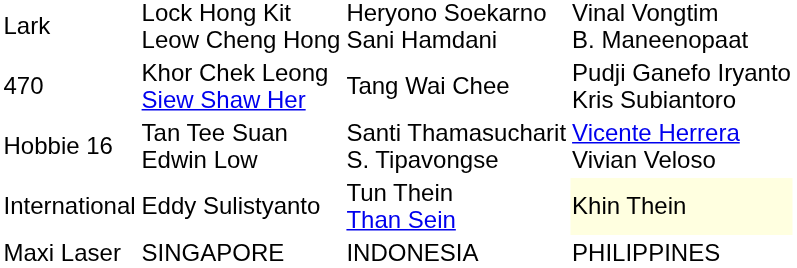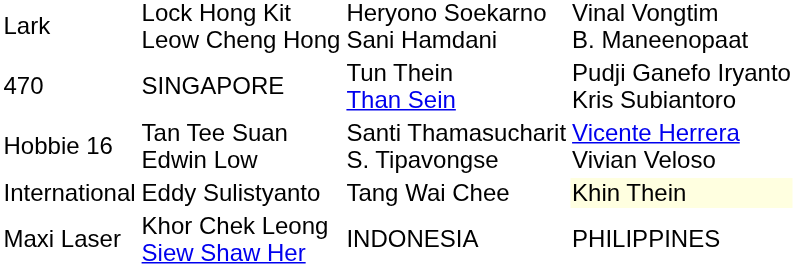(235, 86) Khor Chek Leong Siew Shaw Her -> (213, 86) SINGAPORE
(428, 86) Tang Wai Chee -> (401, 86) Tun Thein Than Sein
(401, 206) Tun Thein Than Sein -> (428, 192) Tang Wai Chee
(213, 252) SINGAPORE -> (235, 239) Khor Chek Leong Siew Shaw Her
